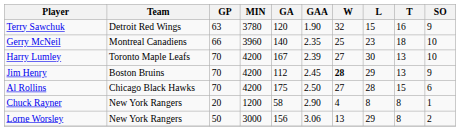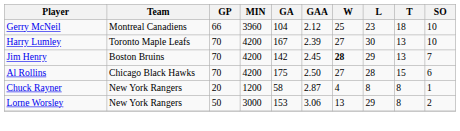- row: (36, 27)
(280, 42) 140 -> (280, 27) 104
(312, 42) 2.35 -> (312, 27) 2.12
(280, 73) 112 -> (280, 57) 142
(429, 73) 9 -> (429, 57) 7
(312, 103) 2.90 -> (312, 88) 2.87
(280, 118) 156 -> (280, 103) 153
